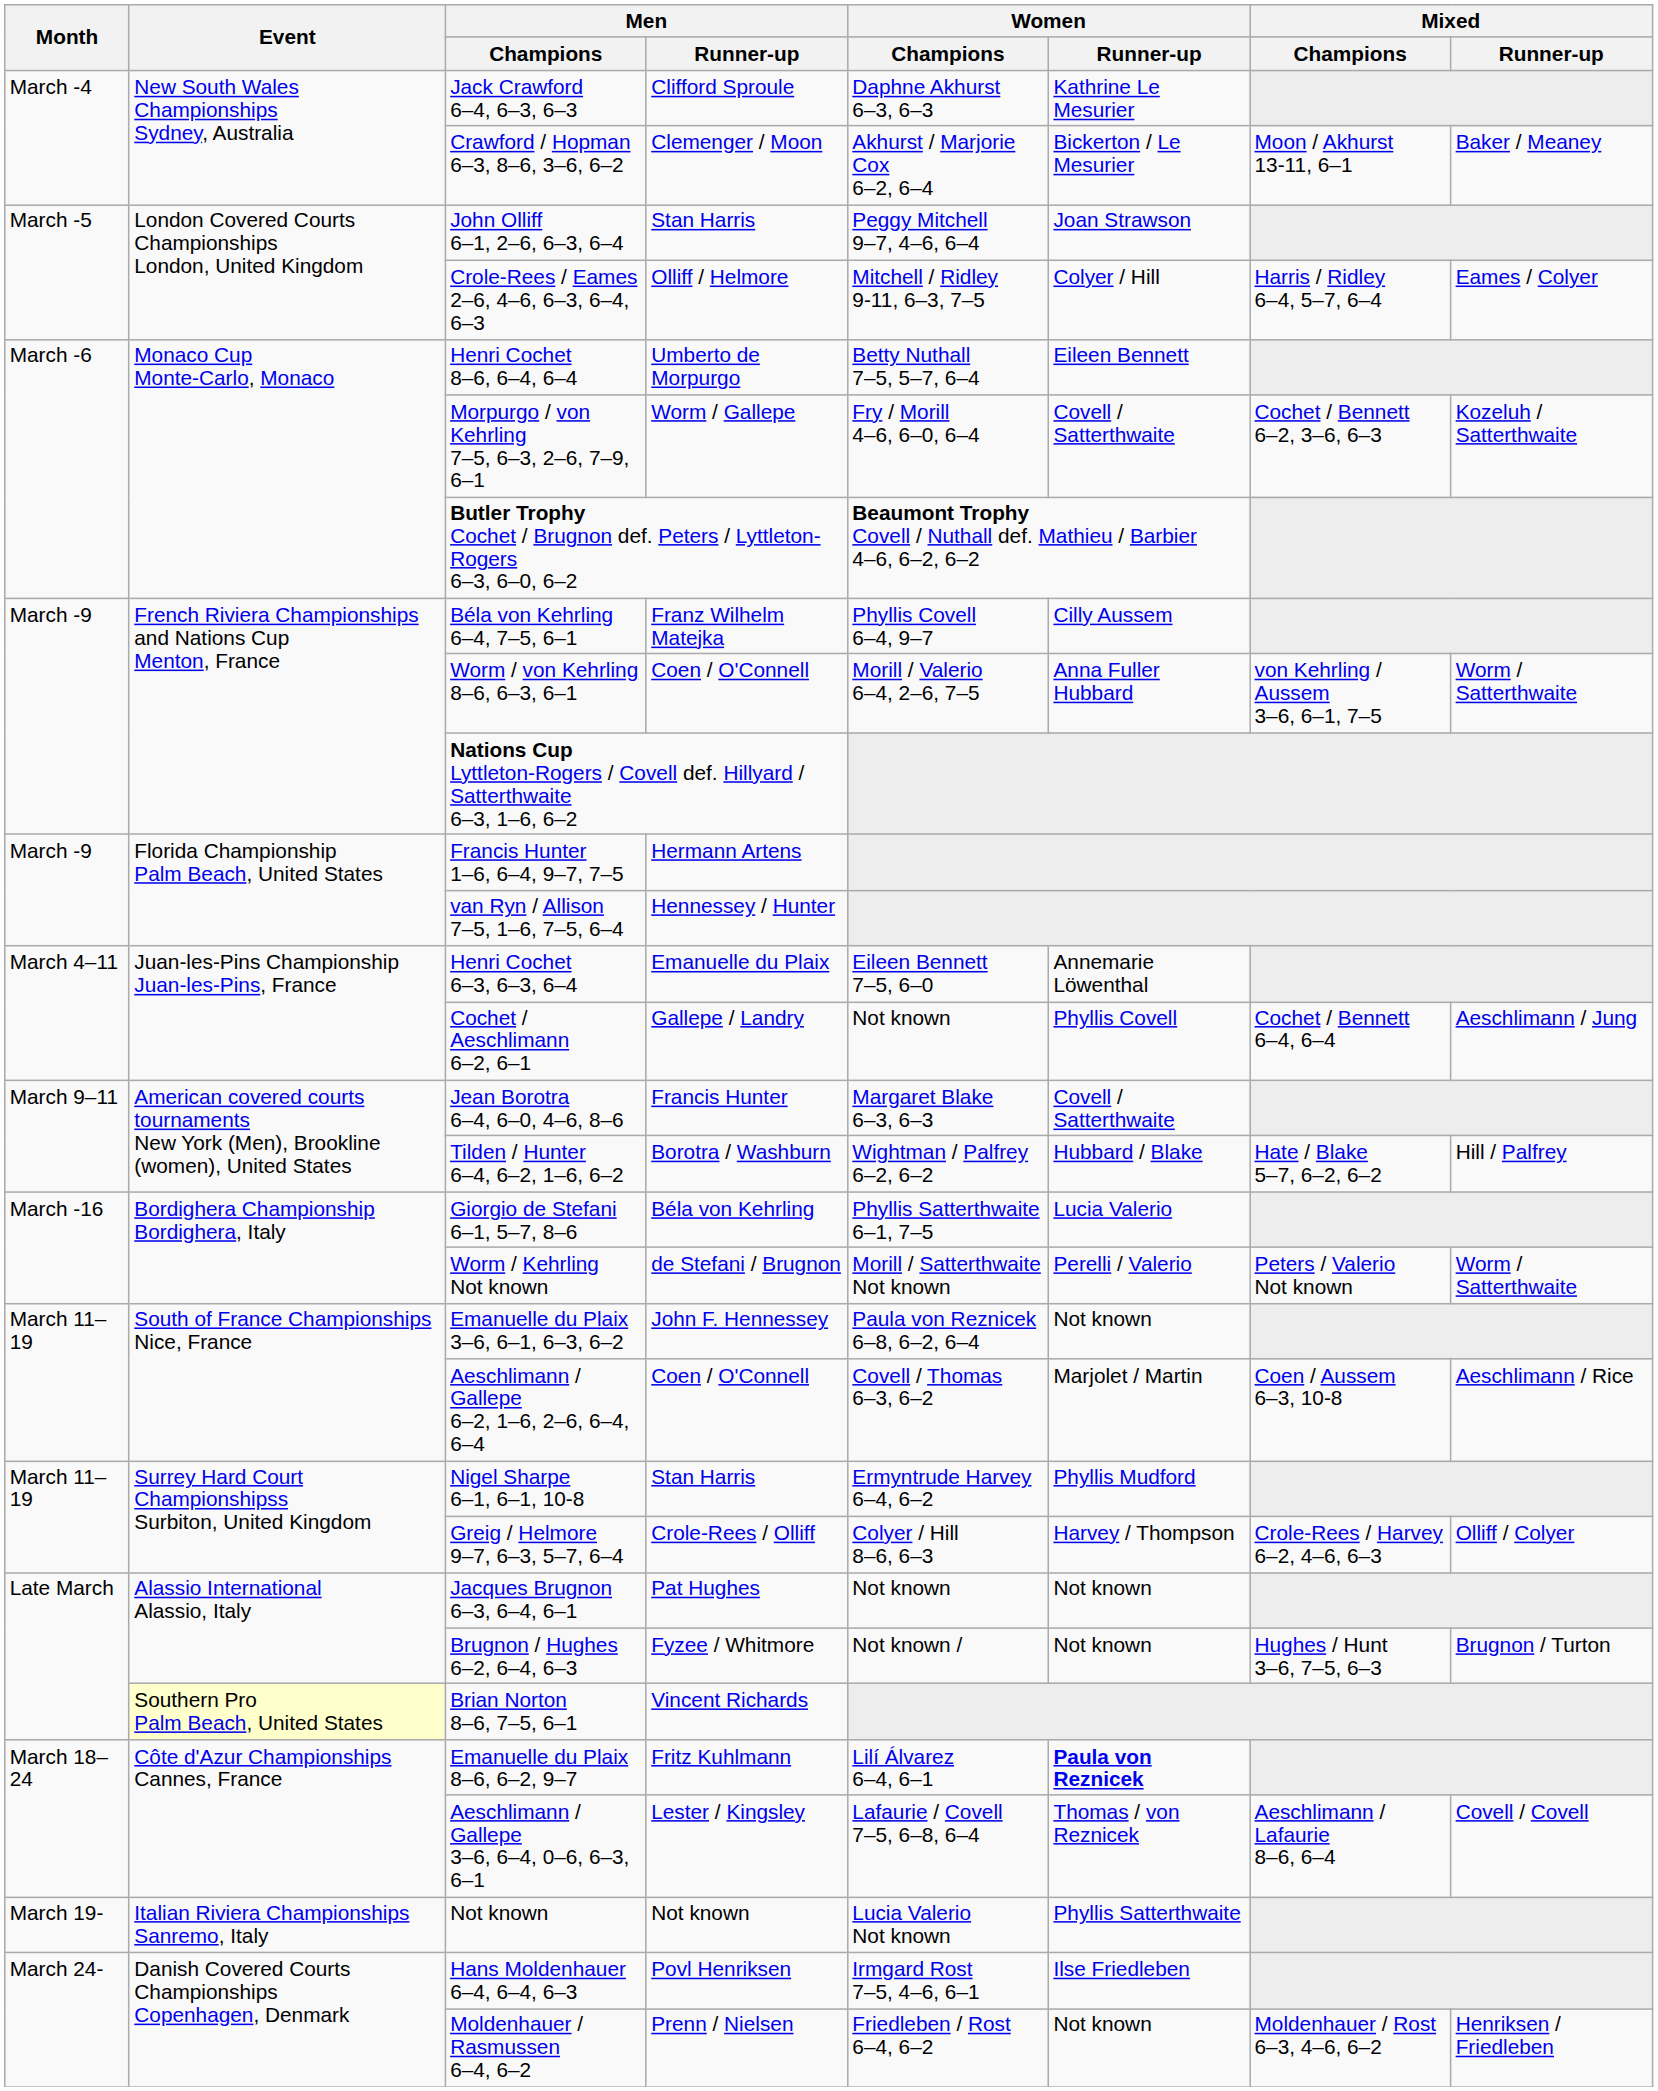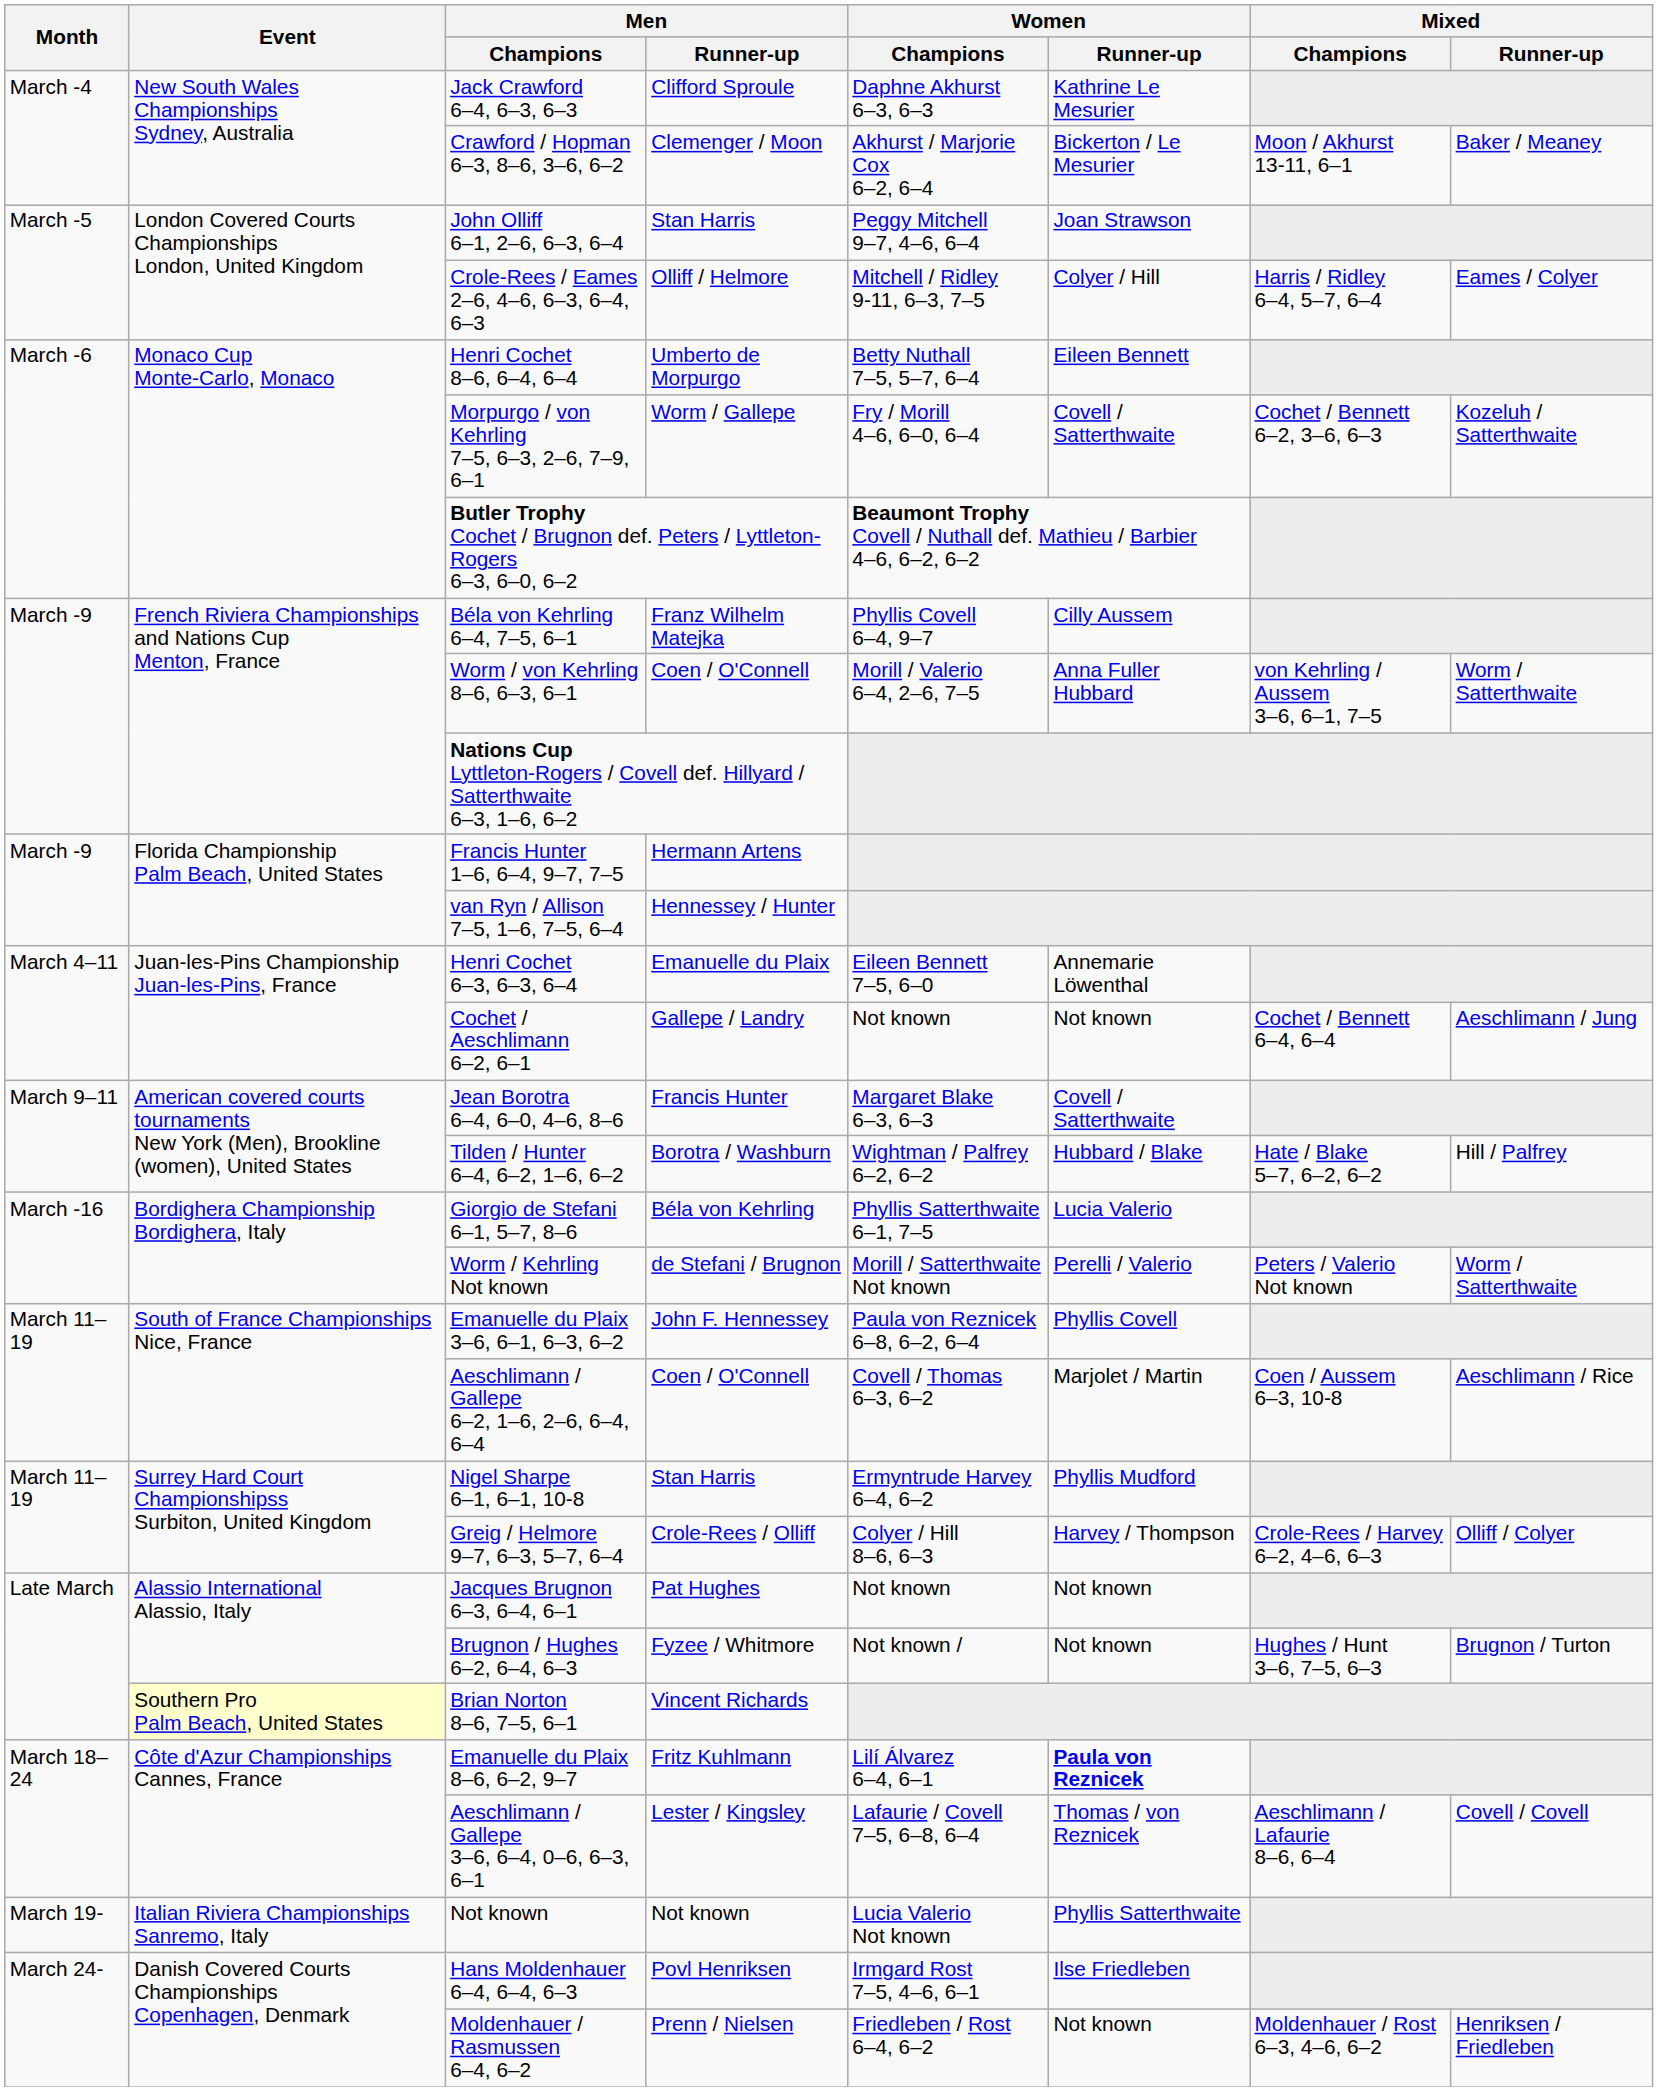(1115, 1018) Phyllis Covell -> (1103, 1018) Not known
(1103, 1319) Not known -> (1115, 1319) Phyllis Covell
